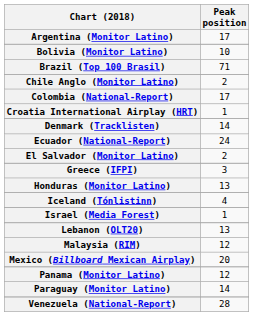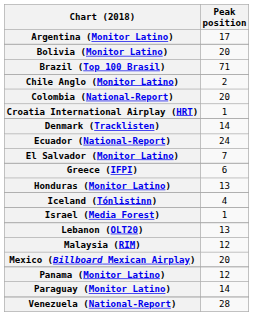(225, 52) 10 -> (225, 52) 20
(225, 96) 17 -> (225, 96) 20
(225, 156) 2 -> (225, 156) 7
(225, 171) 3 -> (225, 171) 6
